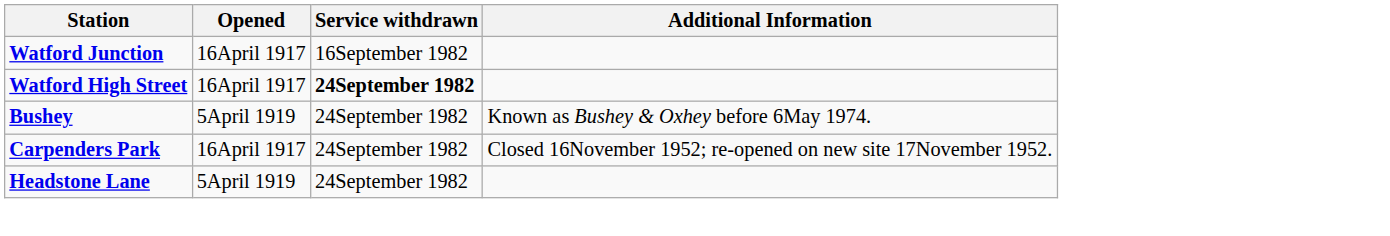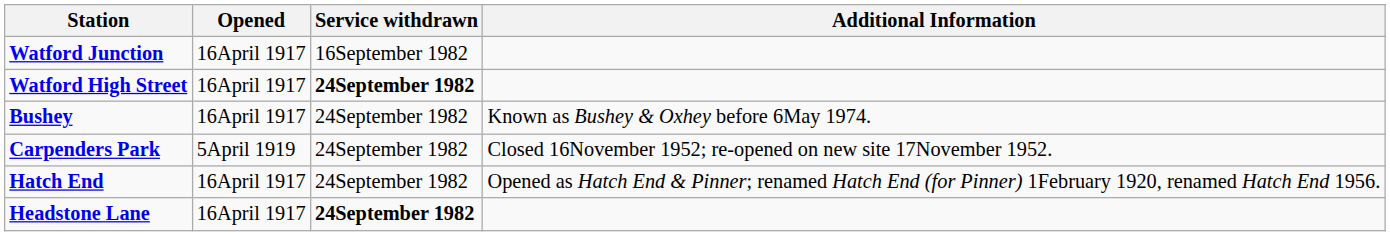(246, 117) 5April 1919 -> (251, 117) 16April 1917
(251, 149) 16April 1917 -> (246, 149) 5April 1919
+ row: (56, 181)
(246, 181) 5April 1919 -> (251, 213) 16April 1917
(391, 181) normal -> (395, 213) bold
